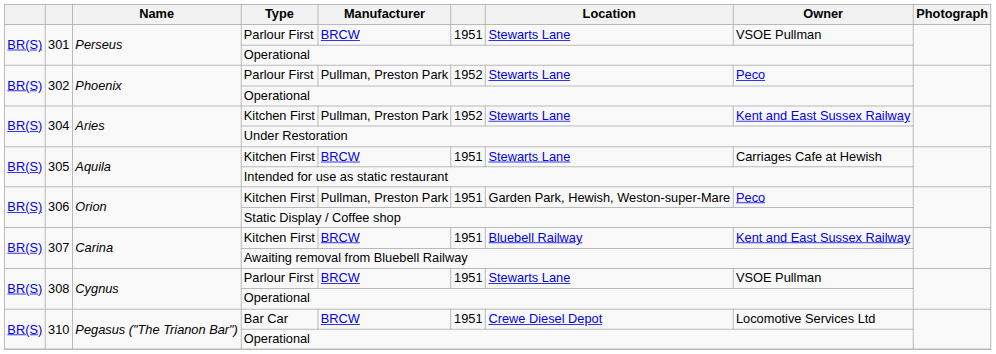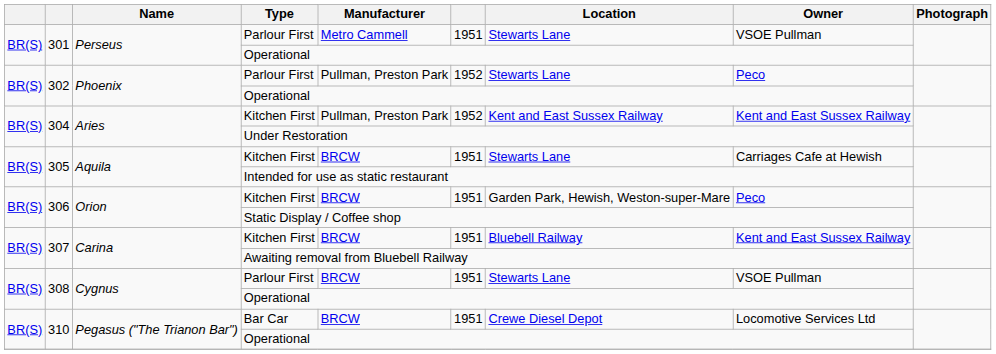(340, 34) BRCW -> (364, 34) Metro Cammell
(529, 116) Stewarts Lane -> (576, 116) Kent and East Sussex Railway
(385, 197) Pullman, Preston Park -> (340, 197) BRCW
